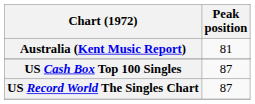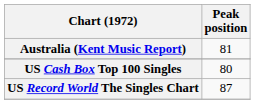(226, 68) 87 -> (226, 68) 80
